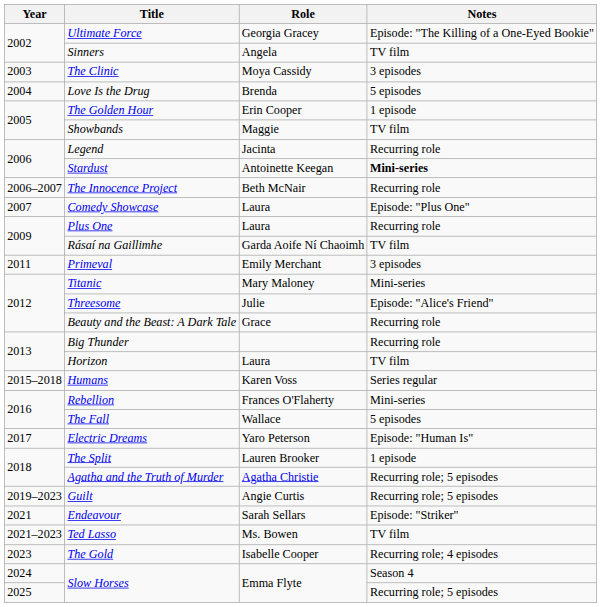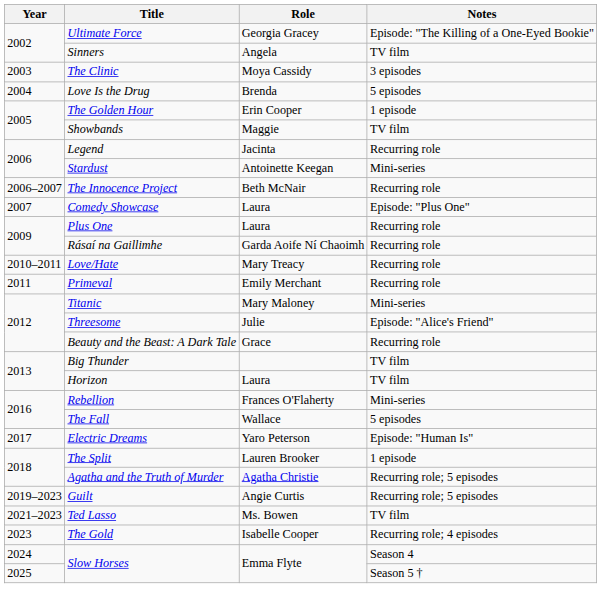(399, 168) bold -> (398, 168) normal
(390, 245) TV film -> (405, 245) Recurring role
+ row: (34, 264)
(395, 264) 3 episodes -> (405, 284) Recurring role
(405, 341) Recurring role -> (390, 361) TV film
- row: (35, 380)
- row: (19, 515)
(434, 592) Recurring role; 5 episodes -> (396, 573) Season 5 †
